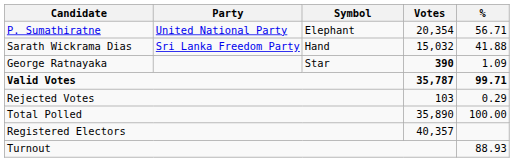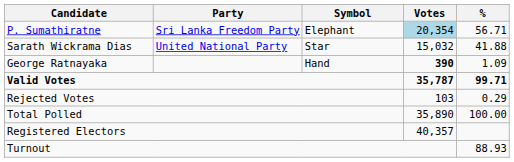(222, 30) United National Party -> (228, 30) Sri Lanka Freedom Party
(435, 30) no background -> (435, 30) lightblue background
(228, 47) Sri Lanka Freedom Party -> (222, 47) United National Party
(317, 47) Hand -> (317, 47) Star
(317, 64) Star -> (317, 64) Hand
